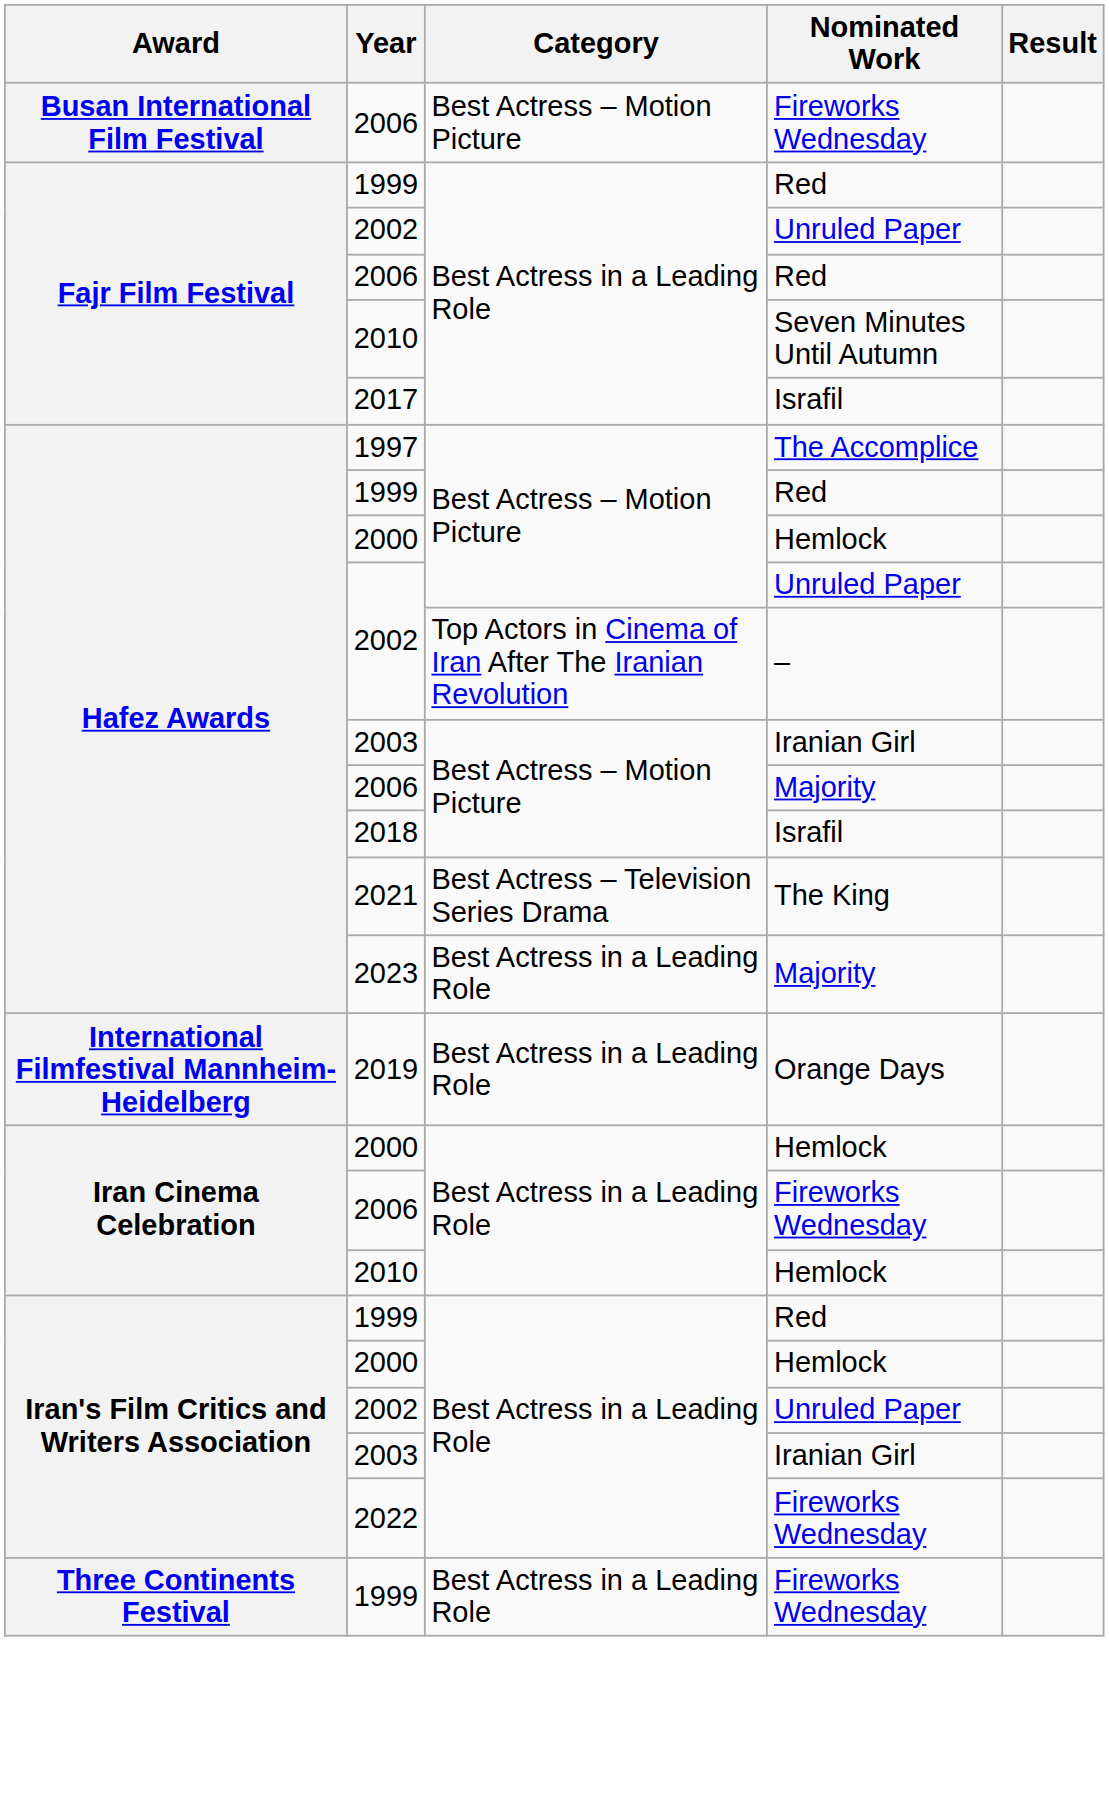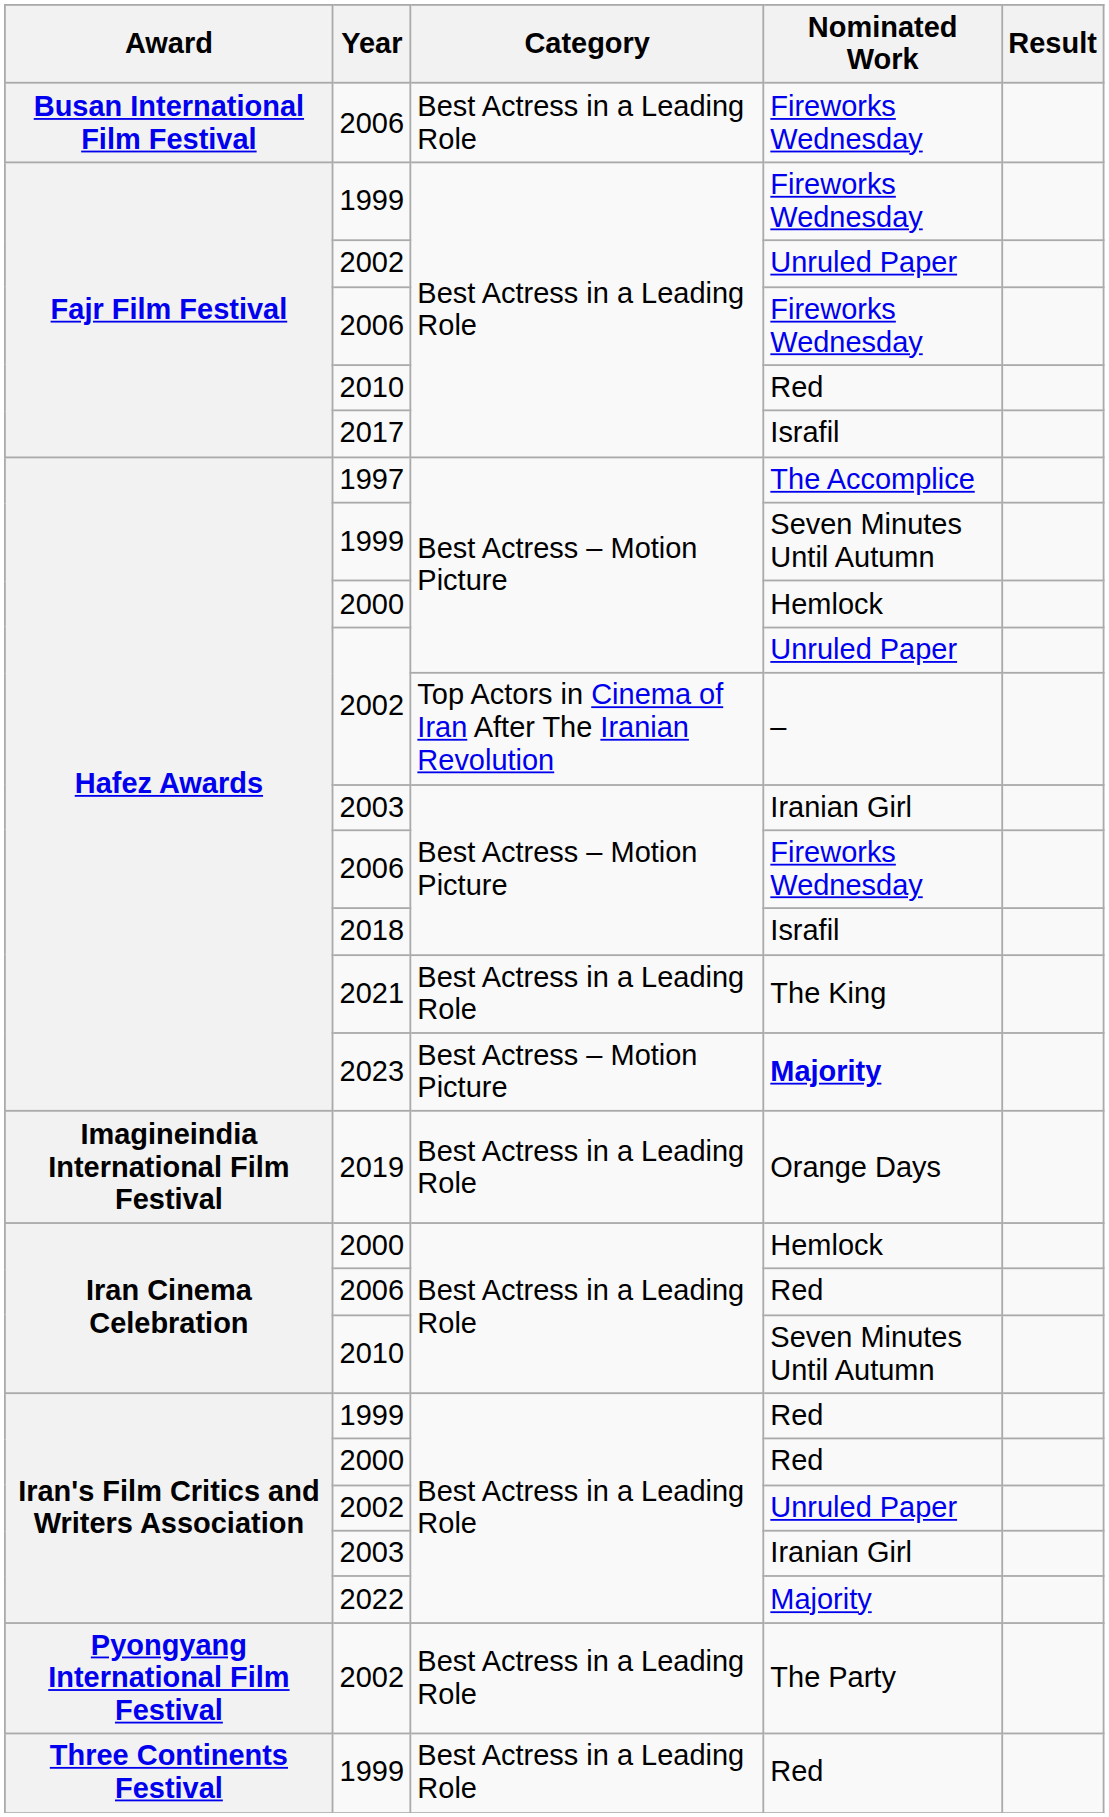(571, 122) Best Actress – Motion Picture -> (581, 122) Best Actress in a Leading Role
(801, 184) Red -> (847, 200) Fireworks Wednesday
(801, 276) Red -> (847, 325) Fireworks Wednesday
(870, 338) Seven Minutes Until Autumn -> (797, 387) Red
(801, 492) Red -> (866, 541) Seven Minutes Until Autumn
(825, 787) Majority -> (847, 868) Fireworks Wednesday
(591, 895) Best Actress – Television Series Drama -> (581, 993) Best Actress in a Leading Role
(595, 974) Best Actress in a Leading Role -> (557, 1071) Best Actress – Motion Picture
(825, 974) normal -> (826, 1071) bold
+ row: (169, 1166)
- row: (176, 1068)
(850, 1209) Fireworks Wednesday -> (797, 1291) Red
(830, 1271) Hemlock -> (866, 1353) Seven Minutes Until Autumn
(830, 1363) Hemlock -> (797, 1461) Red
(850, 1517) Fireworks Wednesday -> (821, 1599) Majority
+ row: (169, 1677)
(850, 1596) Fireworks Wednesday -> (797, 1772) Red
